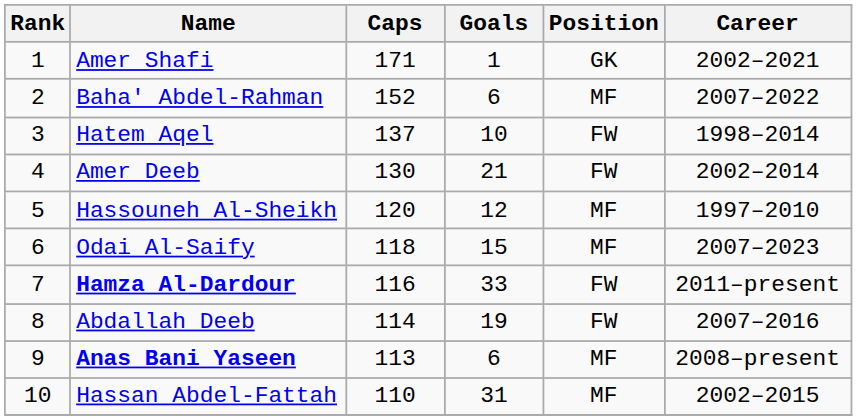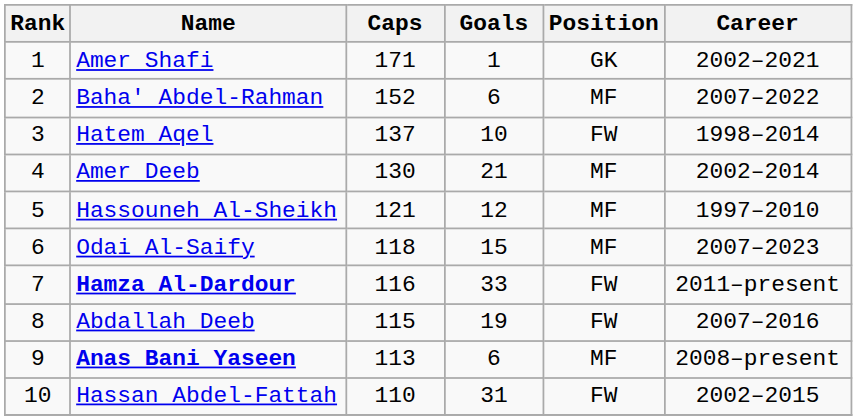(604, 173) FW -> (604, 173) MF
(395, 210) 120 -> (395, 210) 121
(395, 322) 114 -> (395, 322) 115
(604, 396) MF -> (604, 396) FW
